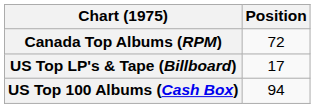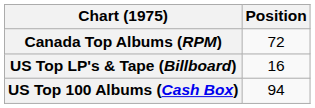(276, 66) 17 -> (276, 66) 16
